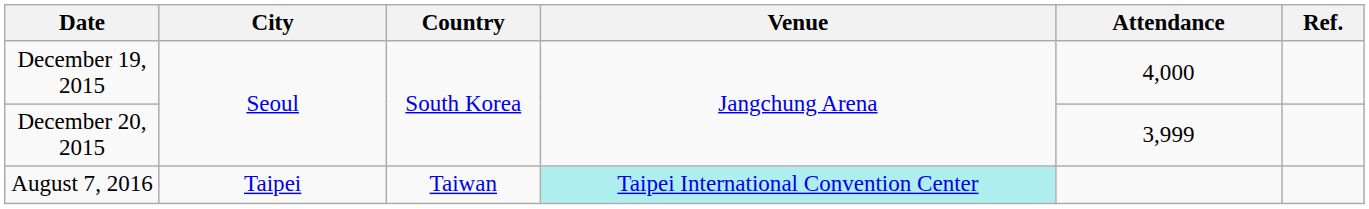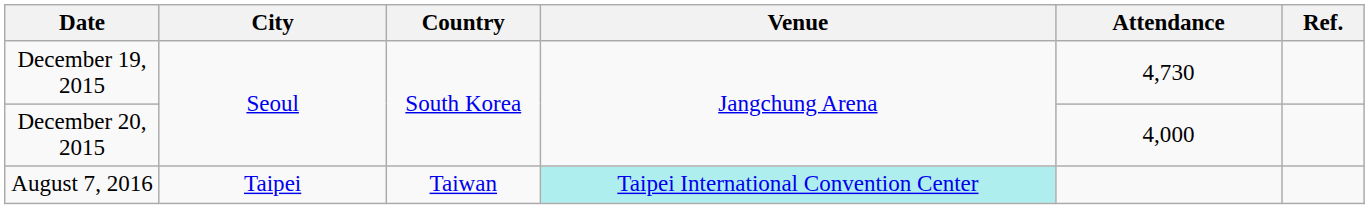(1169, 72) 4,000 -> (1169, 72) 4,730
(1169, 134) 3,999 -> (1169, 134) 4,000
